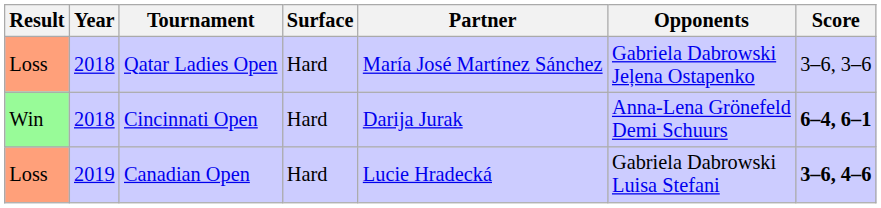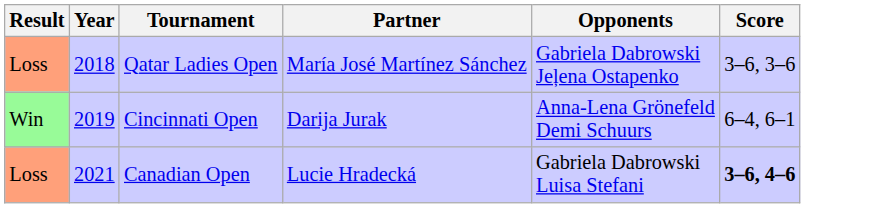- column: (320, 20)
(94, 119) 2018 -> (94, 119) 2019
(836, 119) bold -> (760, 119) normal
(94, 174) 2019 -> (94, 174) 2021
